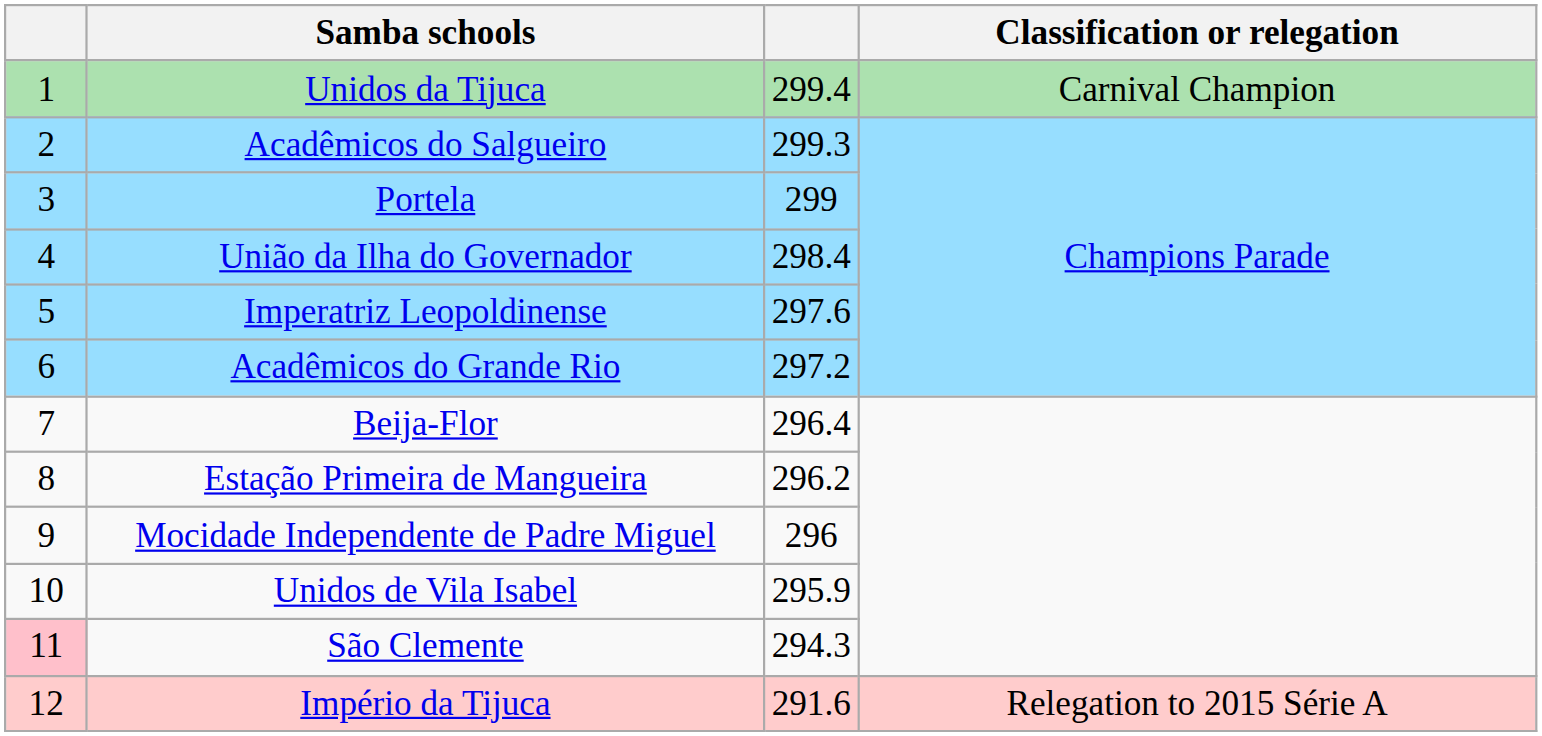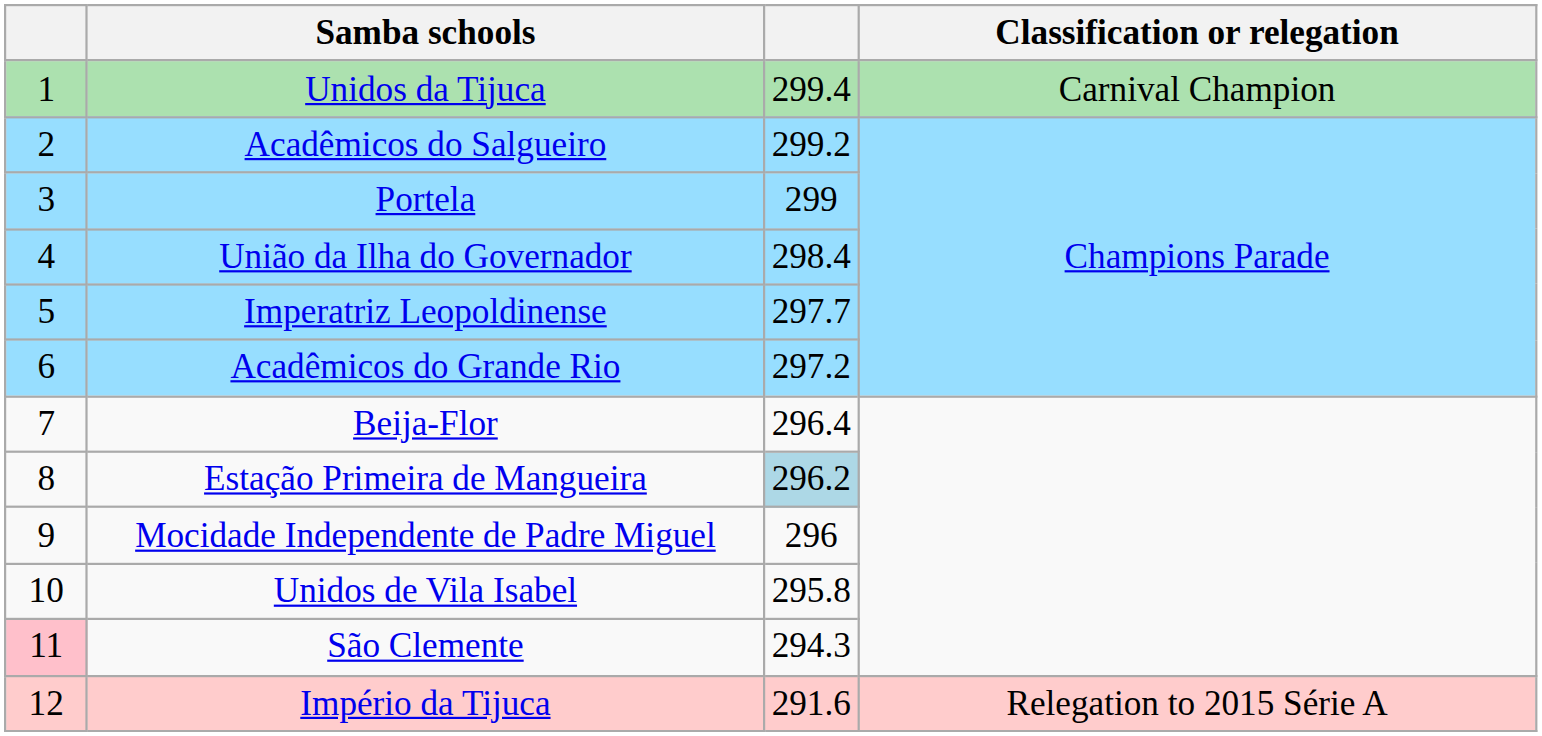(811, 144) 299.3 -> (811, 144) 299.2
(811, 311) 297.6 -> (811, 311) 297.7
(811, 479) no background -> (811, 479) lightblue background
(811, 590) 295.9 -> (811, 590) 295.8
